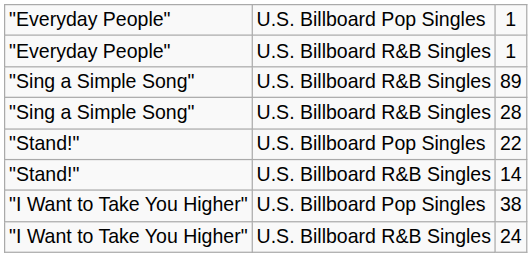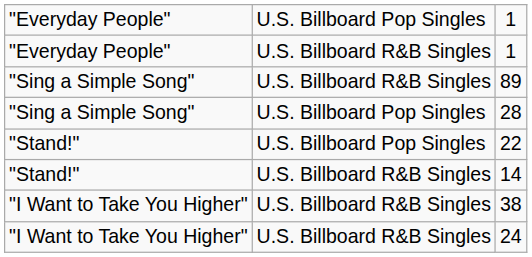(374, 112) U.S. Billboard R&B Singles -> (371, 112) U.S. Billboard Pop Singles
(371, 205) U.S. Billboard Pop Singles -> (374, 205) U.S. Billboard R&B Singles
